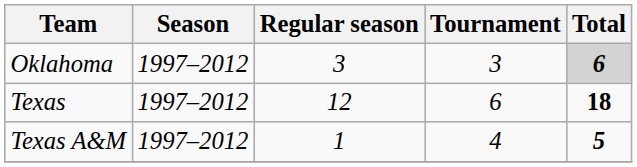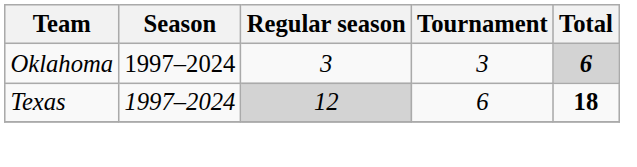(193, 63) 1997–2012 -> (180, 63) 1997–2024
(193, 102) 1997–2012 -> (180, 102) 1997–2024
(339, 102) no background -> (326, 102) lightgrey background
- row: (68, 141)
